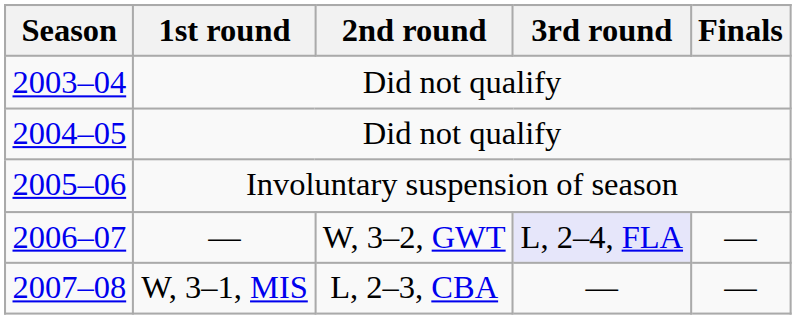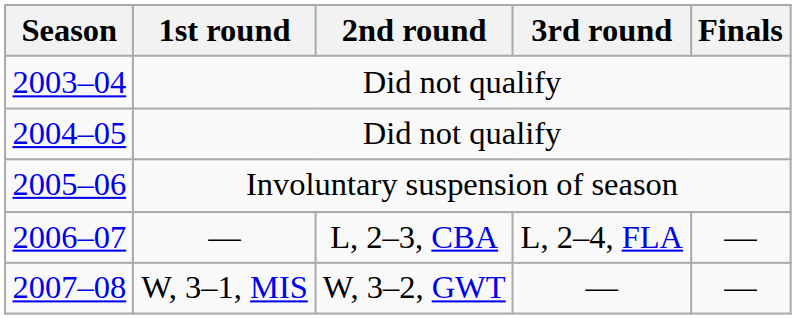(414, 236) W, 3–2, GWT -> (414, 236) L, 2–3, CBA
(602, 236) lavender background -> (602, 236) no background
(414, 287) L, 2–3, CBA -> (414, 287) W, 3–2, GWT
